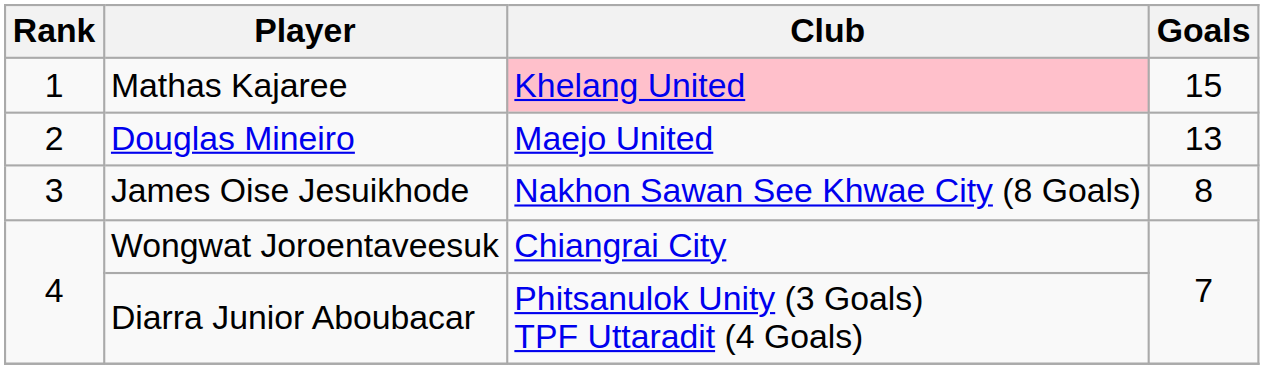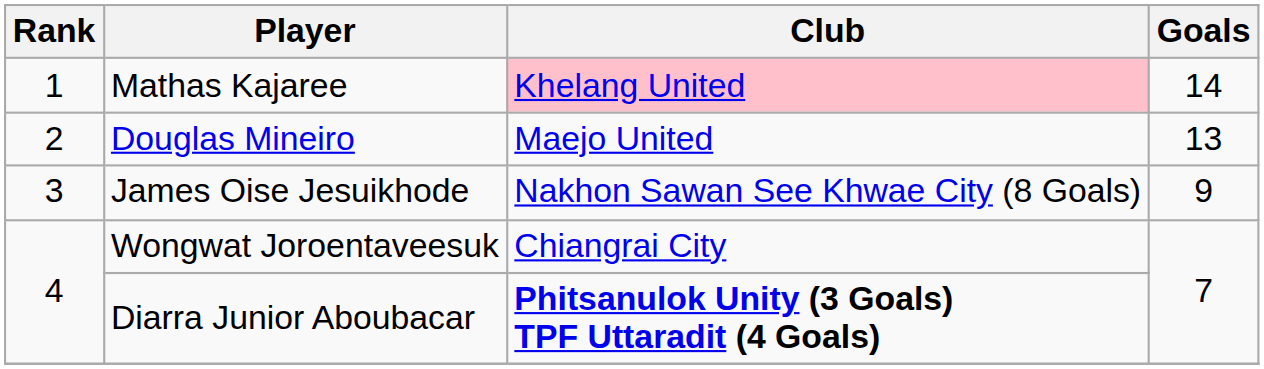(1204, 84) 15 -> (1204, 84) 14
(1204, 191) 8 -> (1204, 191) 9
(719, 317) normal -> (734, 317) bold
